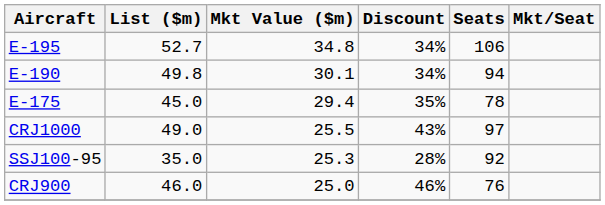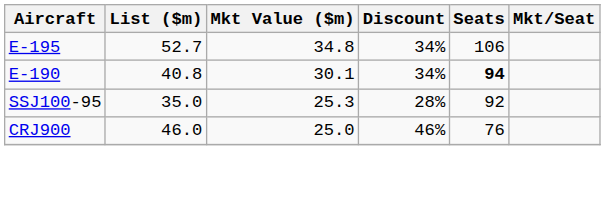(182, 75) 49.8 -> (182, 75) 40.8
(495, 75) normal -> (495, 75) bold
- row: (34, 103)
- row: (45, 131)
